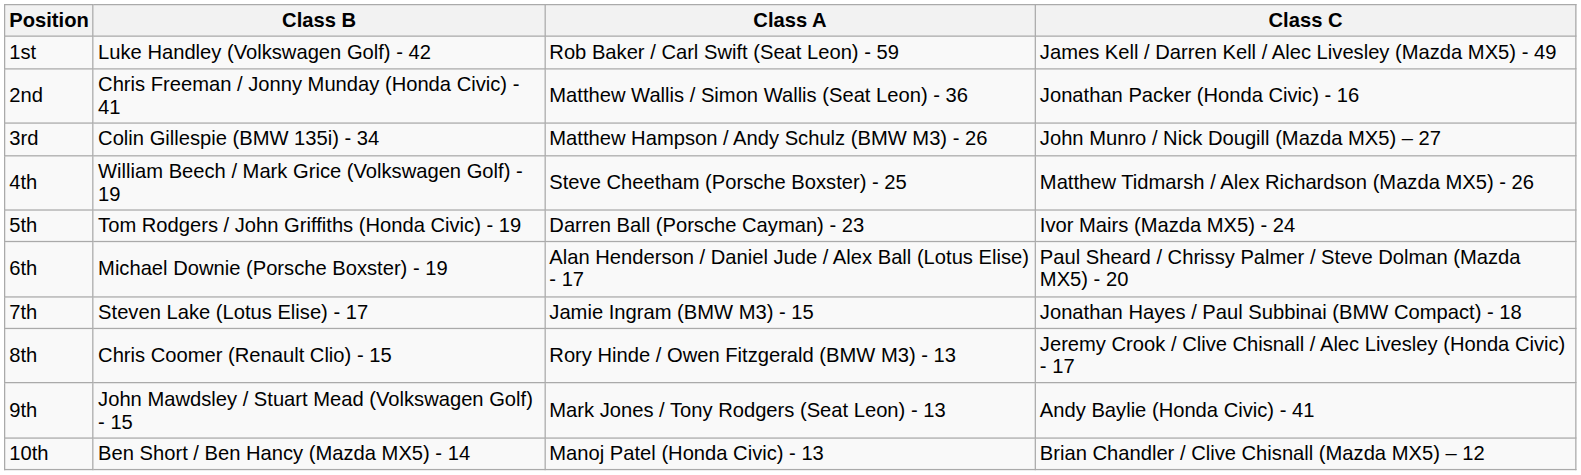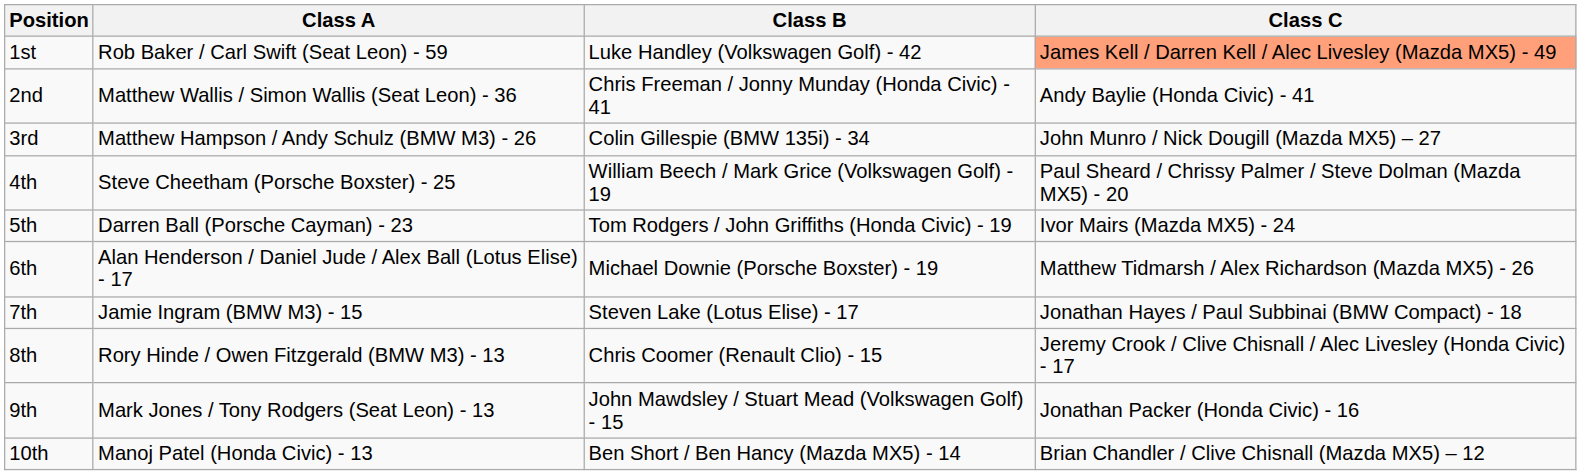columns swapped: (790, 20) <-> (319, 20)
(1298, 52) no background -> (1298, 52) lightsalmon background
(1200, 95) Jonathan Packer (Honda Civic) - 16 -> (1177, 95) Andy Baylie (Honda Civic) - 41
(1287, 182) Matthew Tidmarsh / Alex Richardson (Mazda MX5) - 26 -> (1280, 182) Paul Sheard / Chrissy Palmer / Steve Dolman (Mazda MX5) - 20
(1280, 269) Paul Sheard / Chrissy Palmer / Steve Dolman (Mazda MX5) - 20 -> (1287, 269) Matthew Tidmarsh / Alex Richardson (Mazda MX5) - 26
(1177, 410) Andy Baylie (Honda Civic) - 41 -> (1200, 410) Jonathan Packer (Honda Civic) - 16
